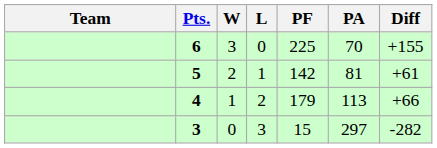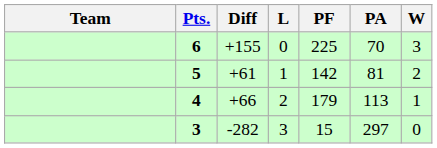columns swapped: (232, 18) <-> (406, 18)
